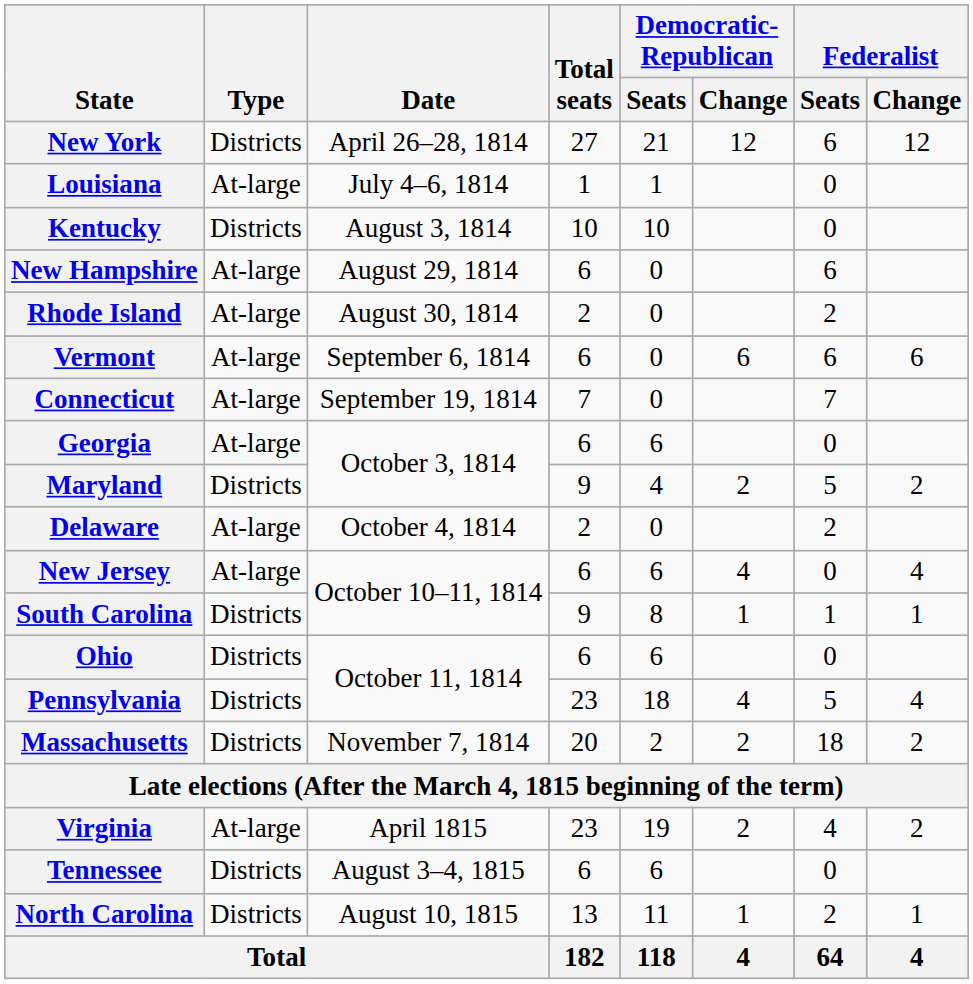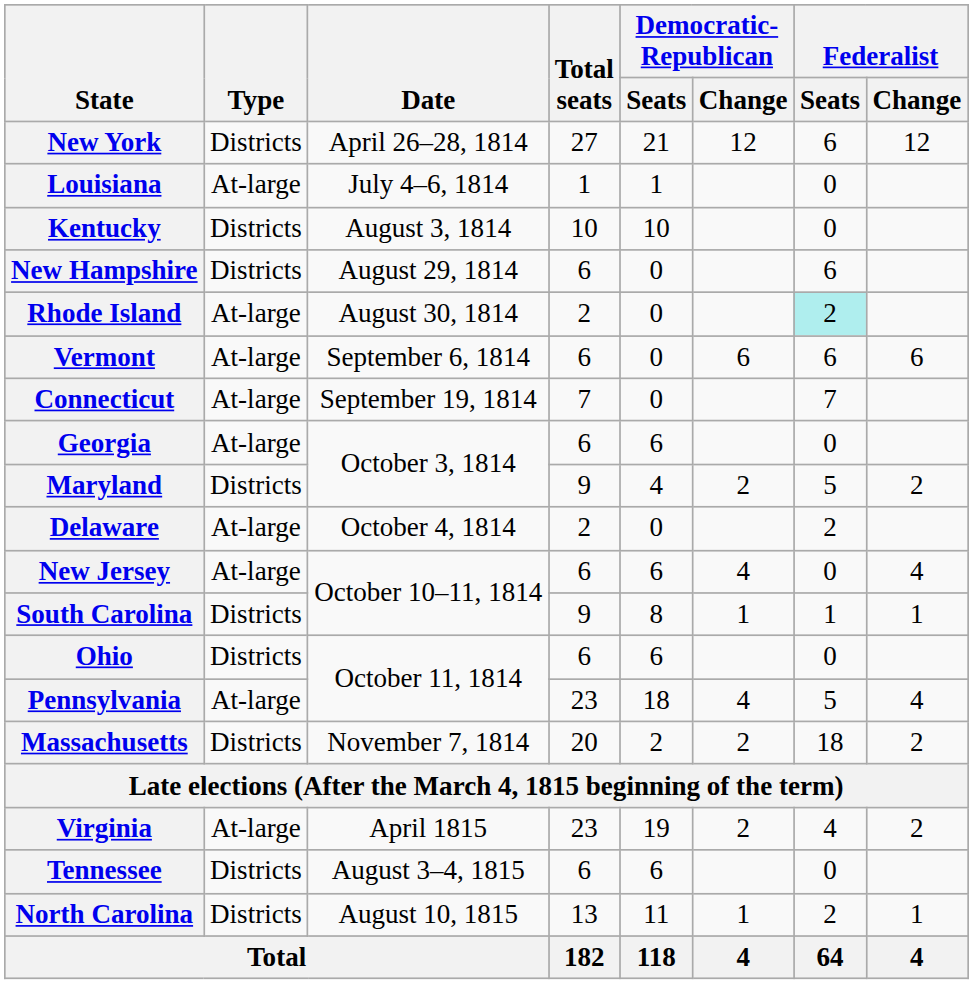(256, 270) At-large -> (256, 270) Districts
(830, 313) no background -> (830, 313) paleturquoise background
(256, 699) Districts -> (256, 699) At-large
